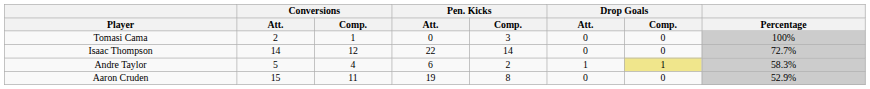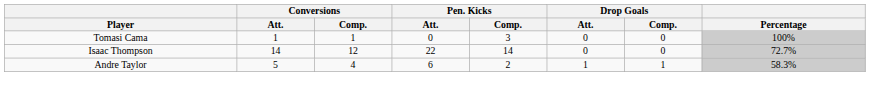(276, 38) 2 -> (276, 38) 1
(663, 65) khaki background -> (663, 65) no background
- row: (121, 78)
